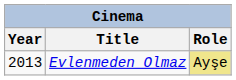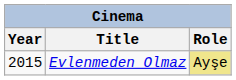(25, 63) 2013 -> (25, 63) 2015
